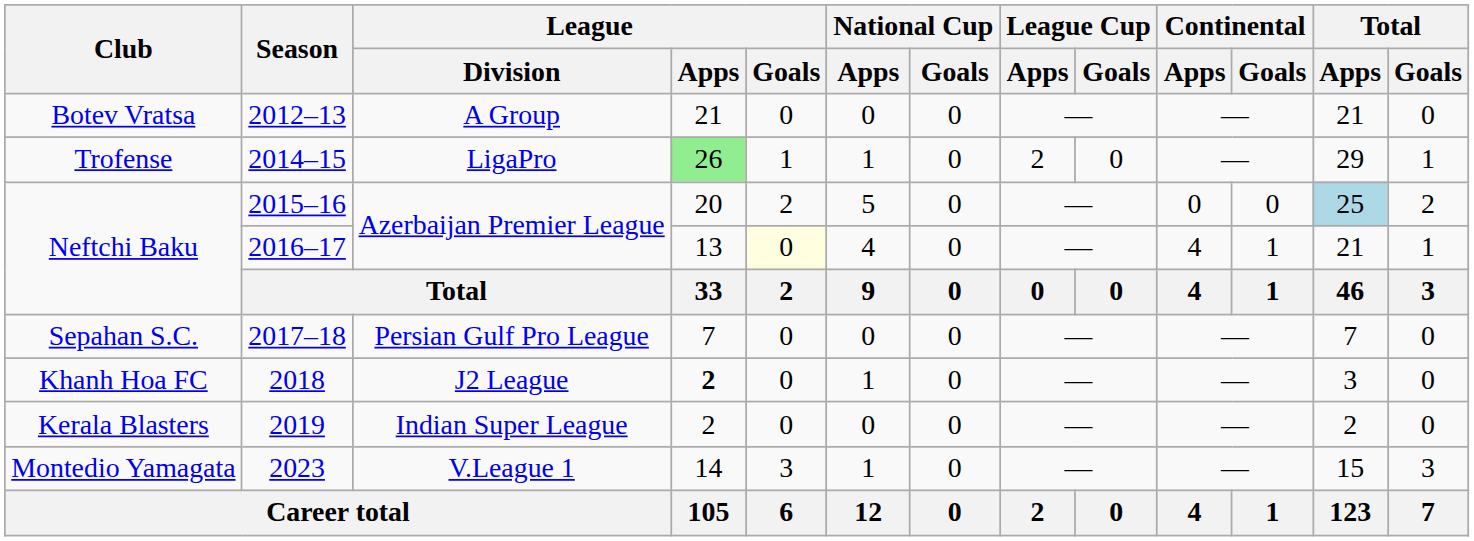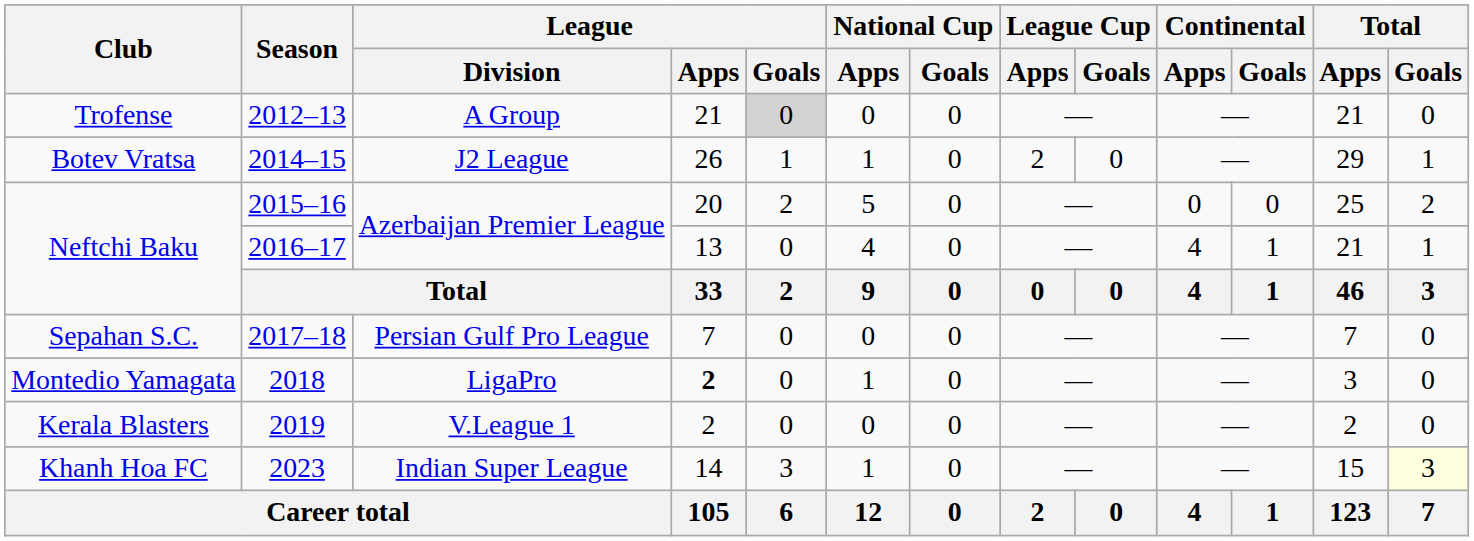(123, 114) Botev Vratsa -> (123, 114) Trofense
(786, 114) no background -> (786, 114) lightgrey background
(123, 159) Trofense -> (123, 159) Botev Vratsa
(512, 159) LigaPro -> (512, 159) J2 League
(708, 159) lightgreen background -> (708, 159) no background
(1350, 203) lightblue background -> (1350, 203) no background
(786, 247) lightyellow background -> (786, 247) no background
(123, 379) Khanh Hoa FC -> (123, 379) Montedio Yamagata
(512, 379) J2 League -> (512, 379) LigaPro
(512, 423) Indian Super League -> (512, 423) V.League 1
(123, 468) Montedio Yamagata -> (123, 468) Khanh Hoa FC
(512, 468) V.League 1 -> (512, 468) Indian Super League
(1428, 468) no background -> (1428, 468) lightyellow background
